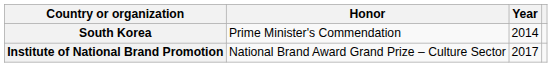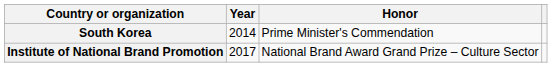columns swapped: (525, 14) <-> (367, 14)
